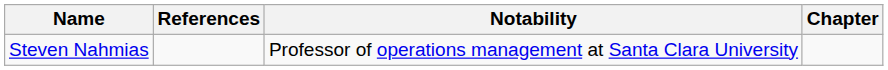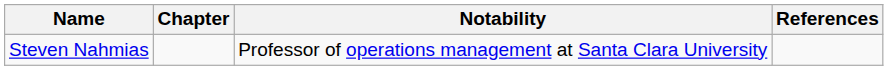columns swapped: (843, 19) <-> (209, 19)
